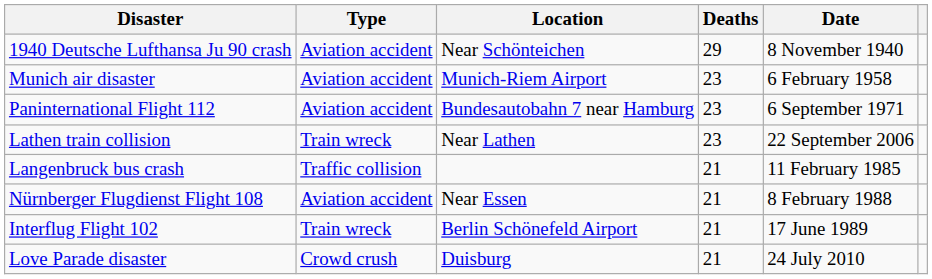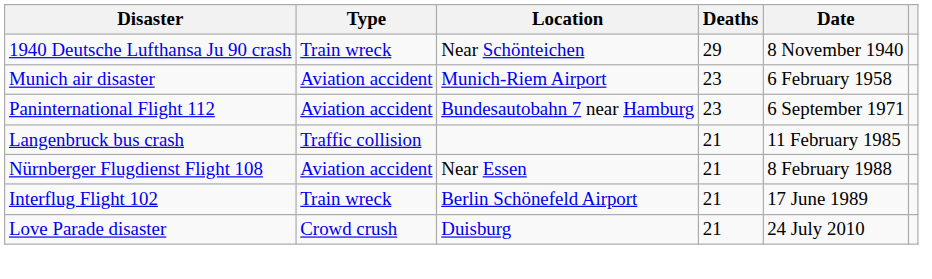(366, 49) Aviation accident -> (346, 49) Train wreck
- row: (90, 139)
